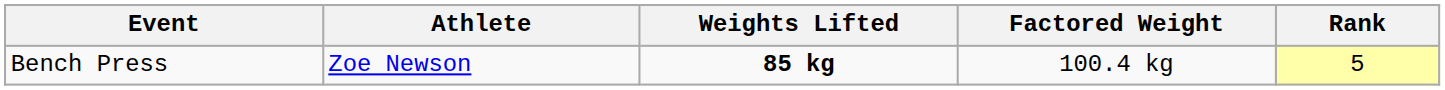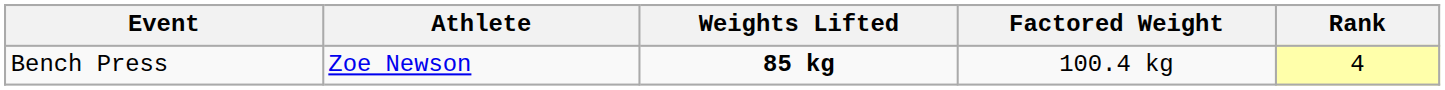(1357, 65) 5 -> (1357, 65) 4
